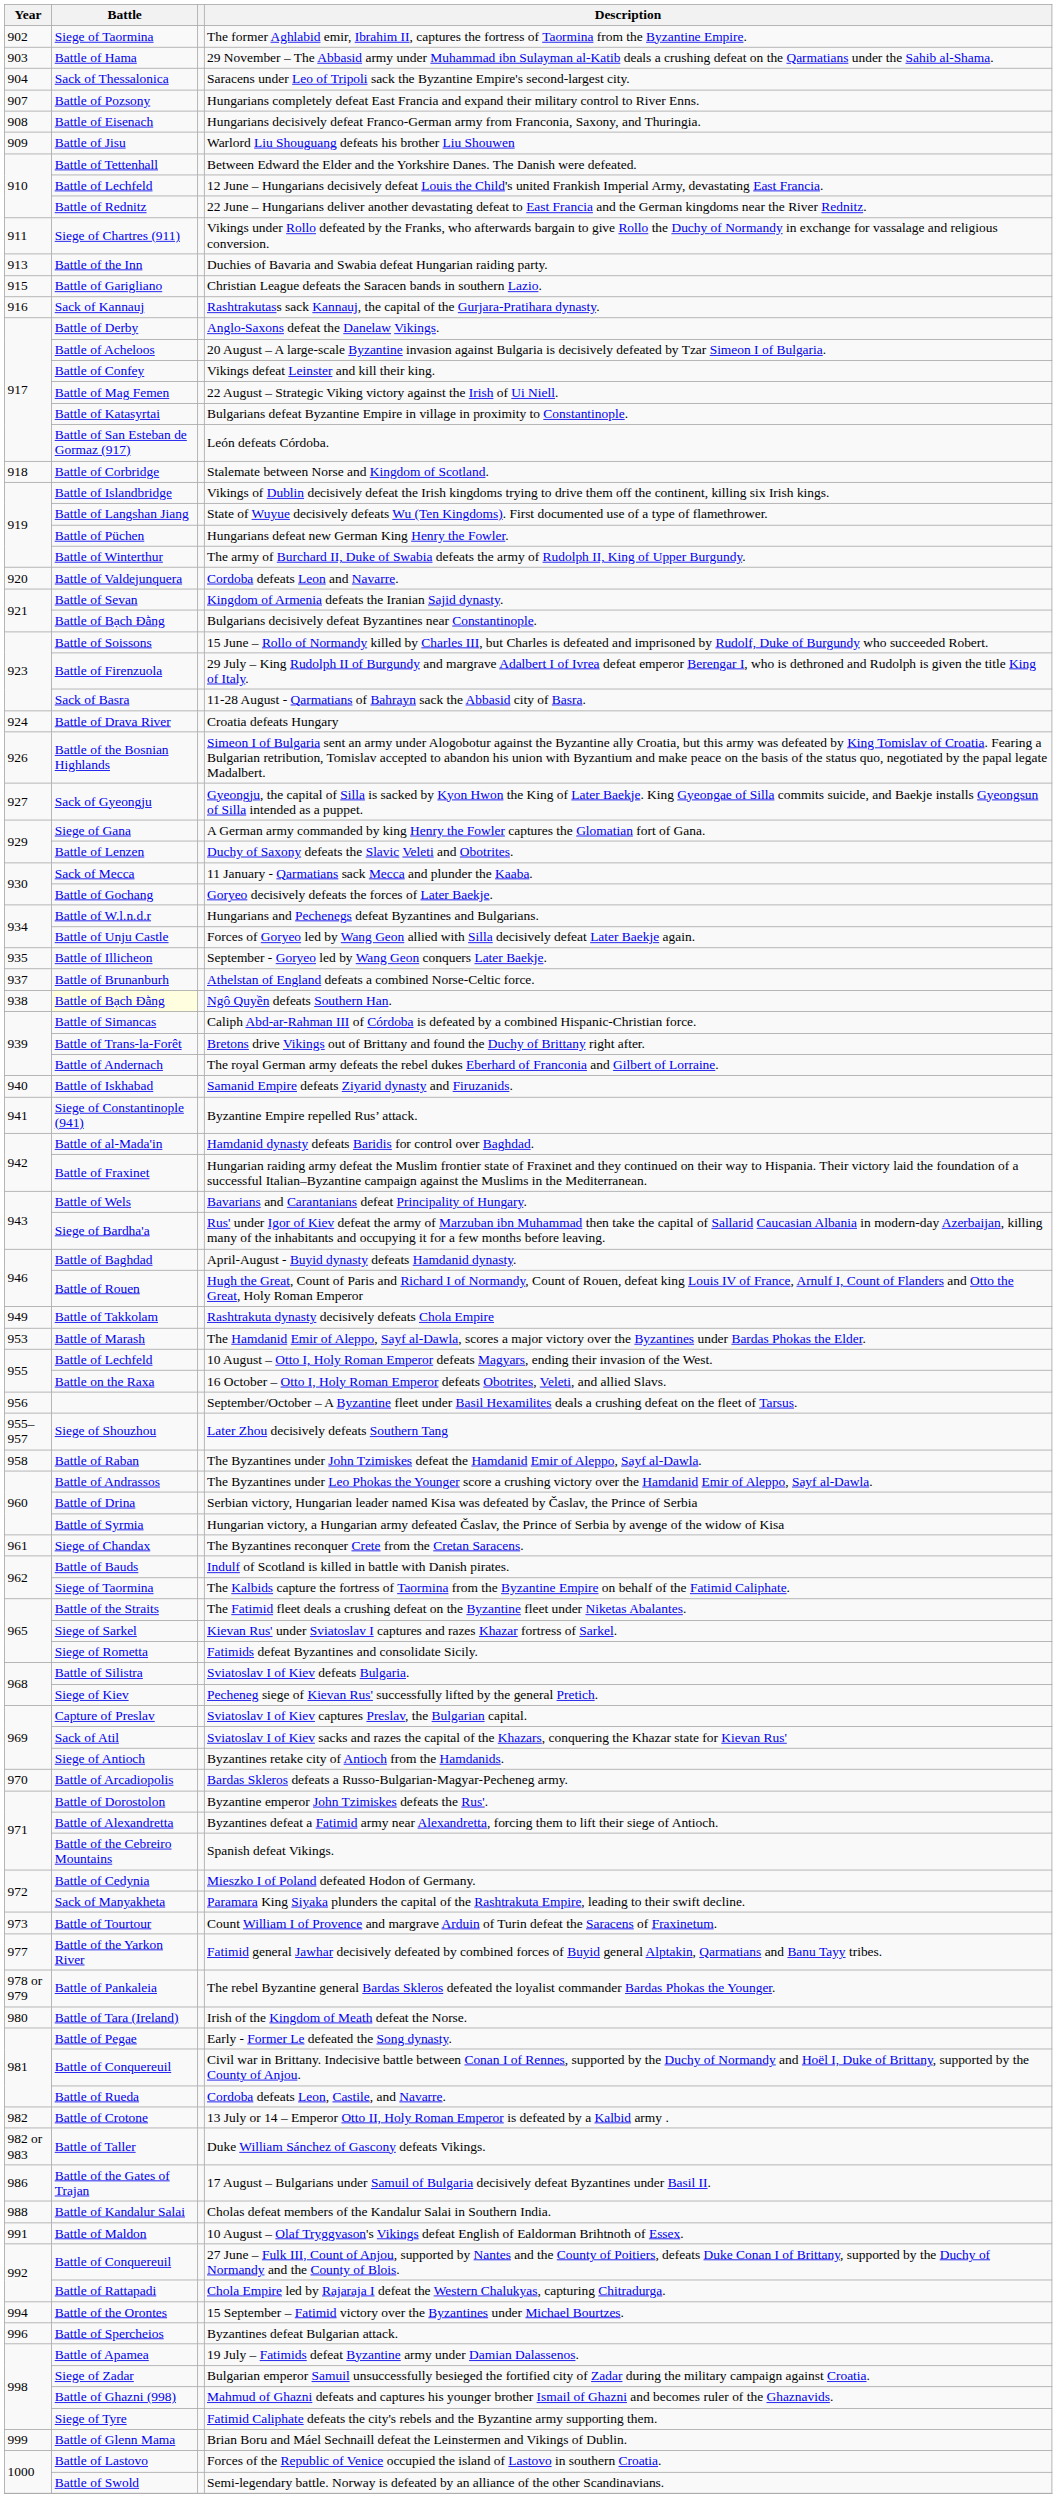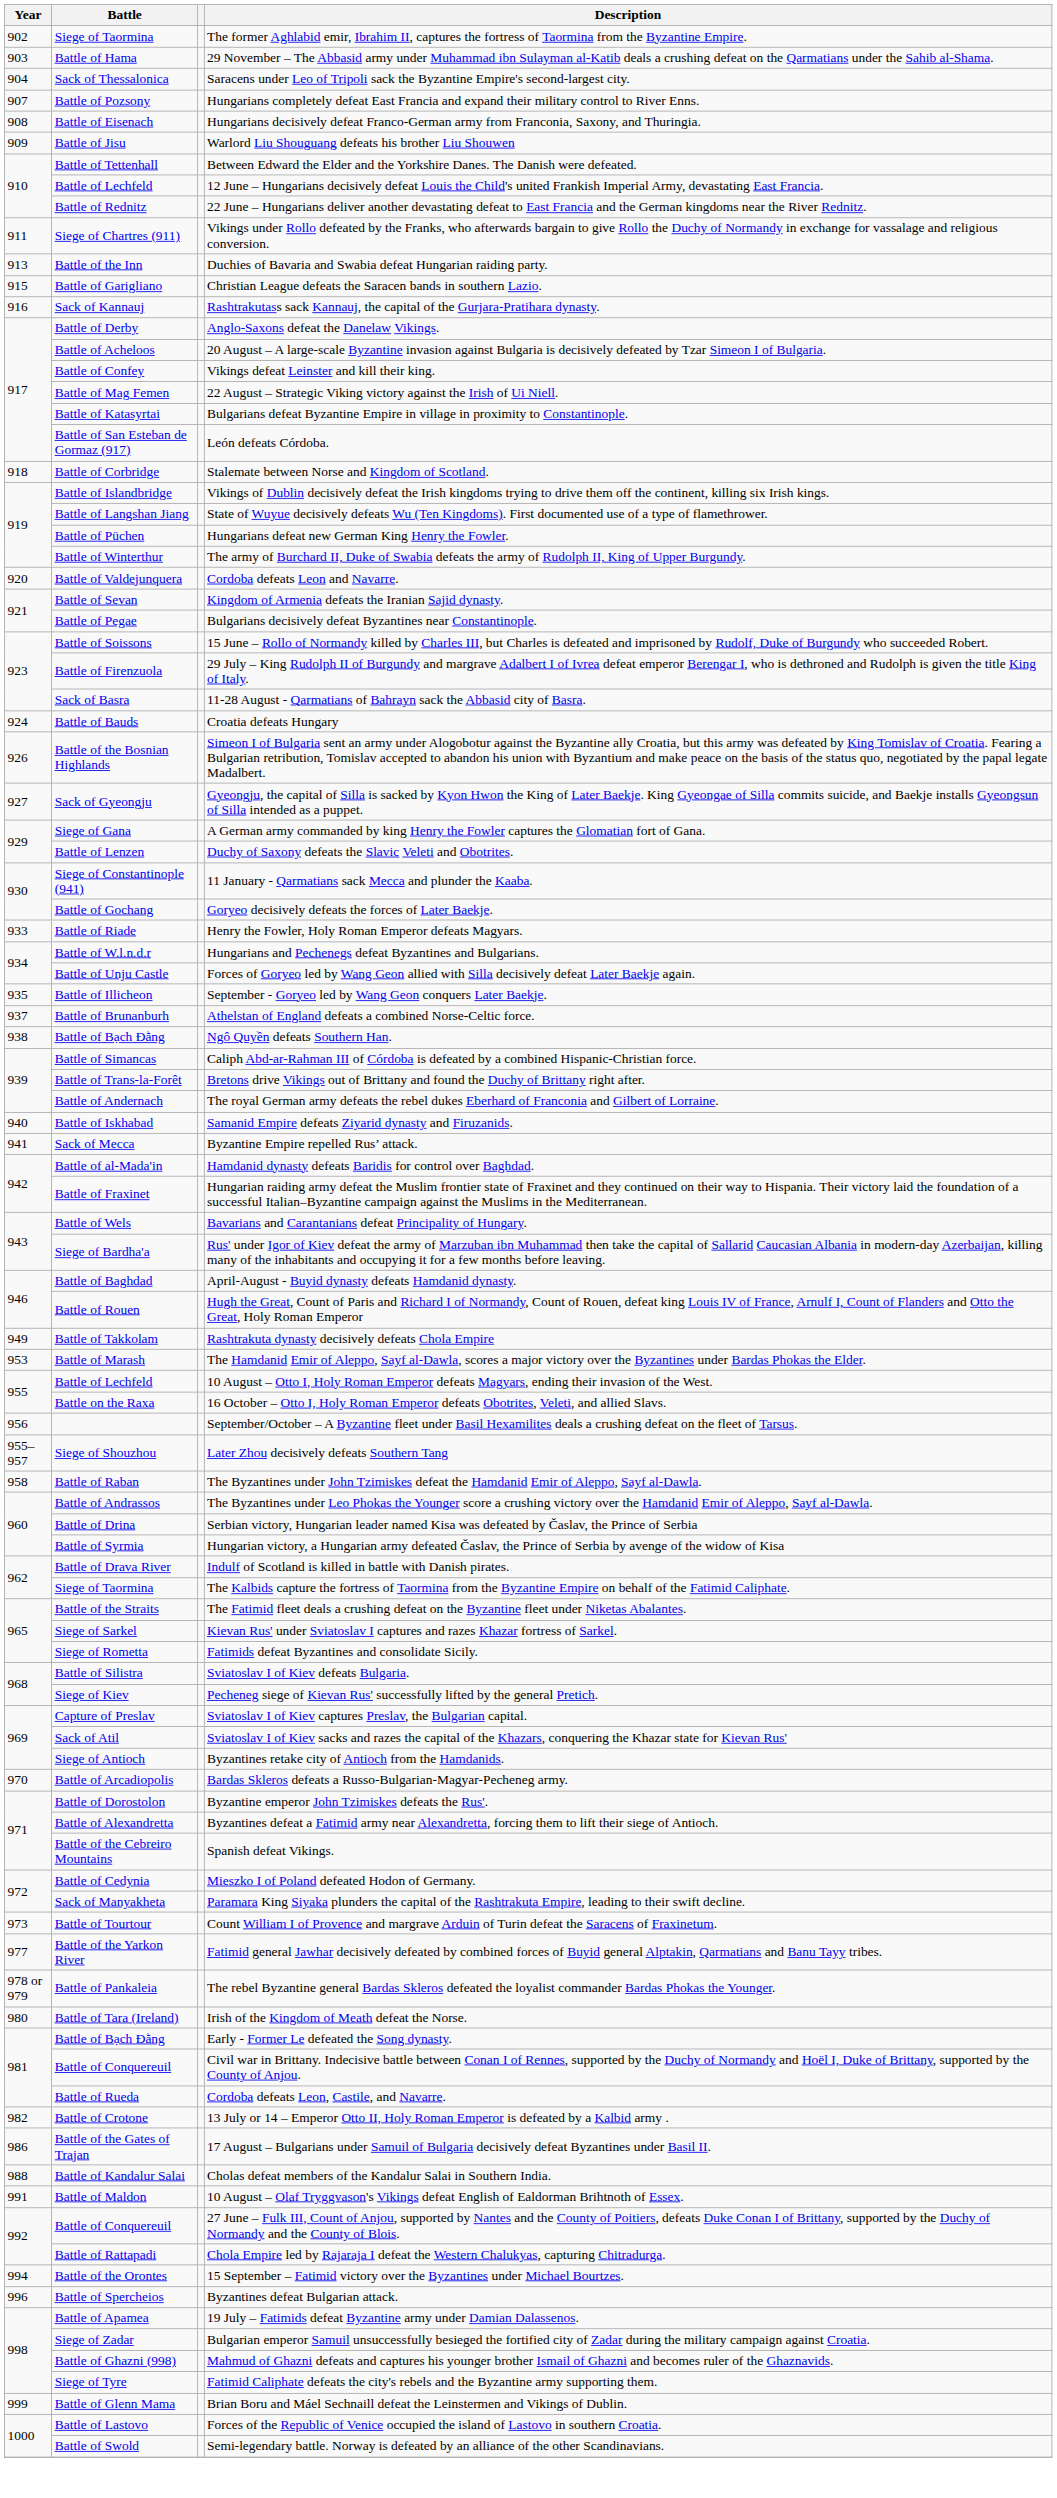(110, 620) Battle of Bạch Đằng -> (96, 620) Battle of Pegae
(113, 721) Battle of Drava River -> (97, 721) Battle of Bauds
(95, 873) Sack of Mecca -> (119, 880) Siege of Constantinople (941)
+ row: (365, 930)
(110, 1001) lightyellow background -> (110, 1037) no background
(119, 1115) Siege of Constantinople (941) -> (95, 1144) Sack of Mecca
- row: (365, 1545)
(97, 1566) Battle of Bauds -> (113, 1566) Battle of Drava River
(96, 2038) Battle of Pegae -> (110, 2038) Battle of Bạch Đằng
- row: (346, 2146)
